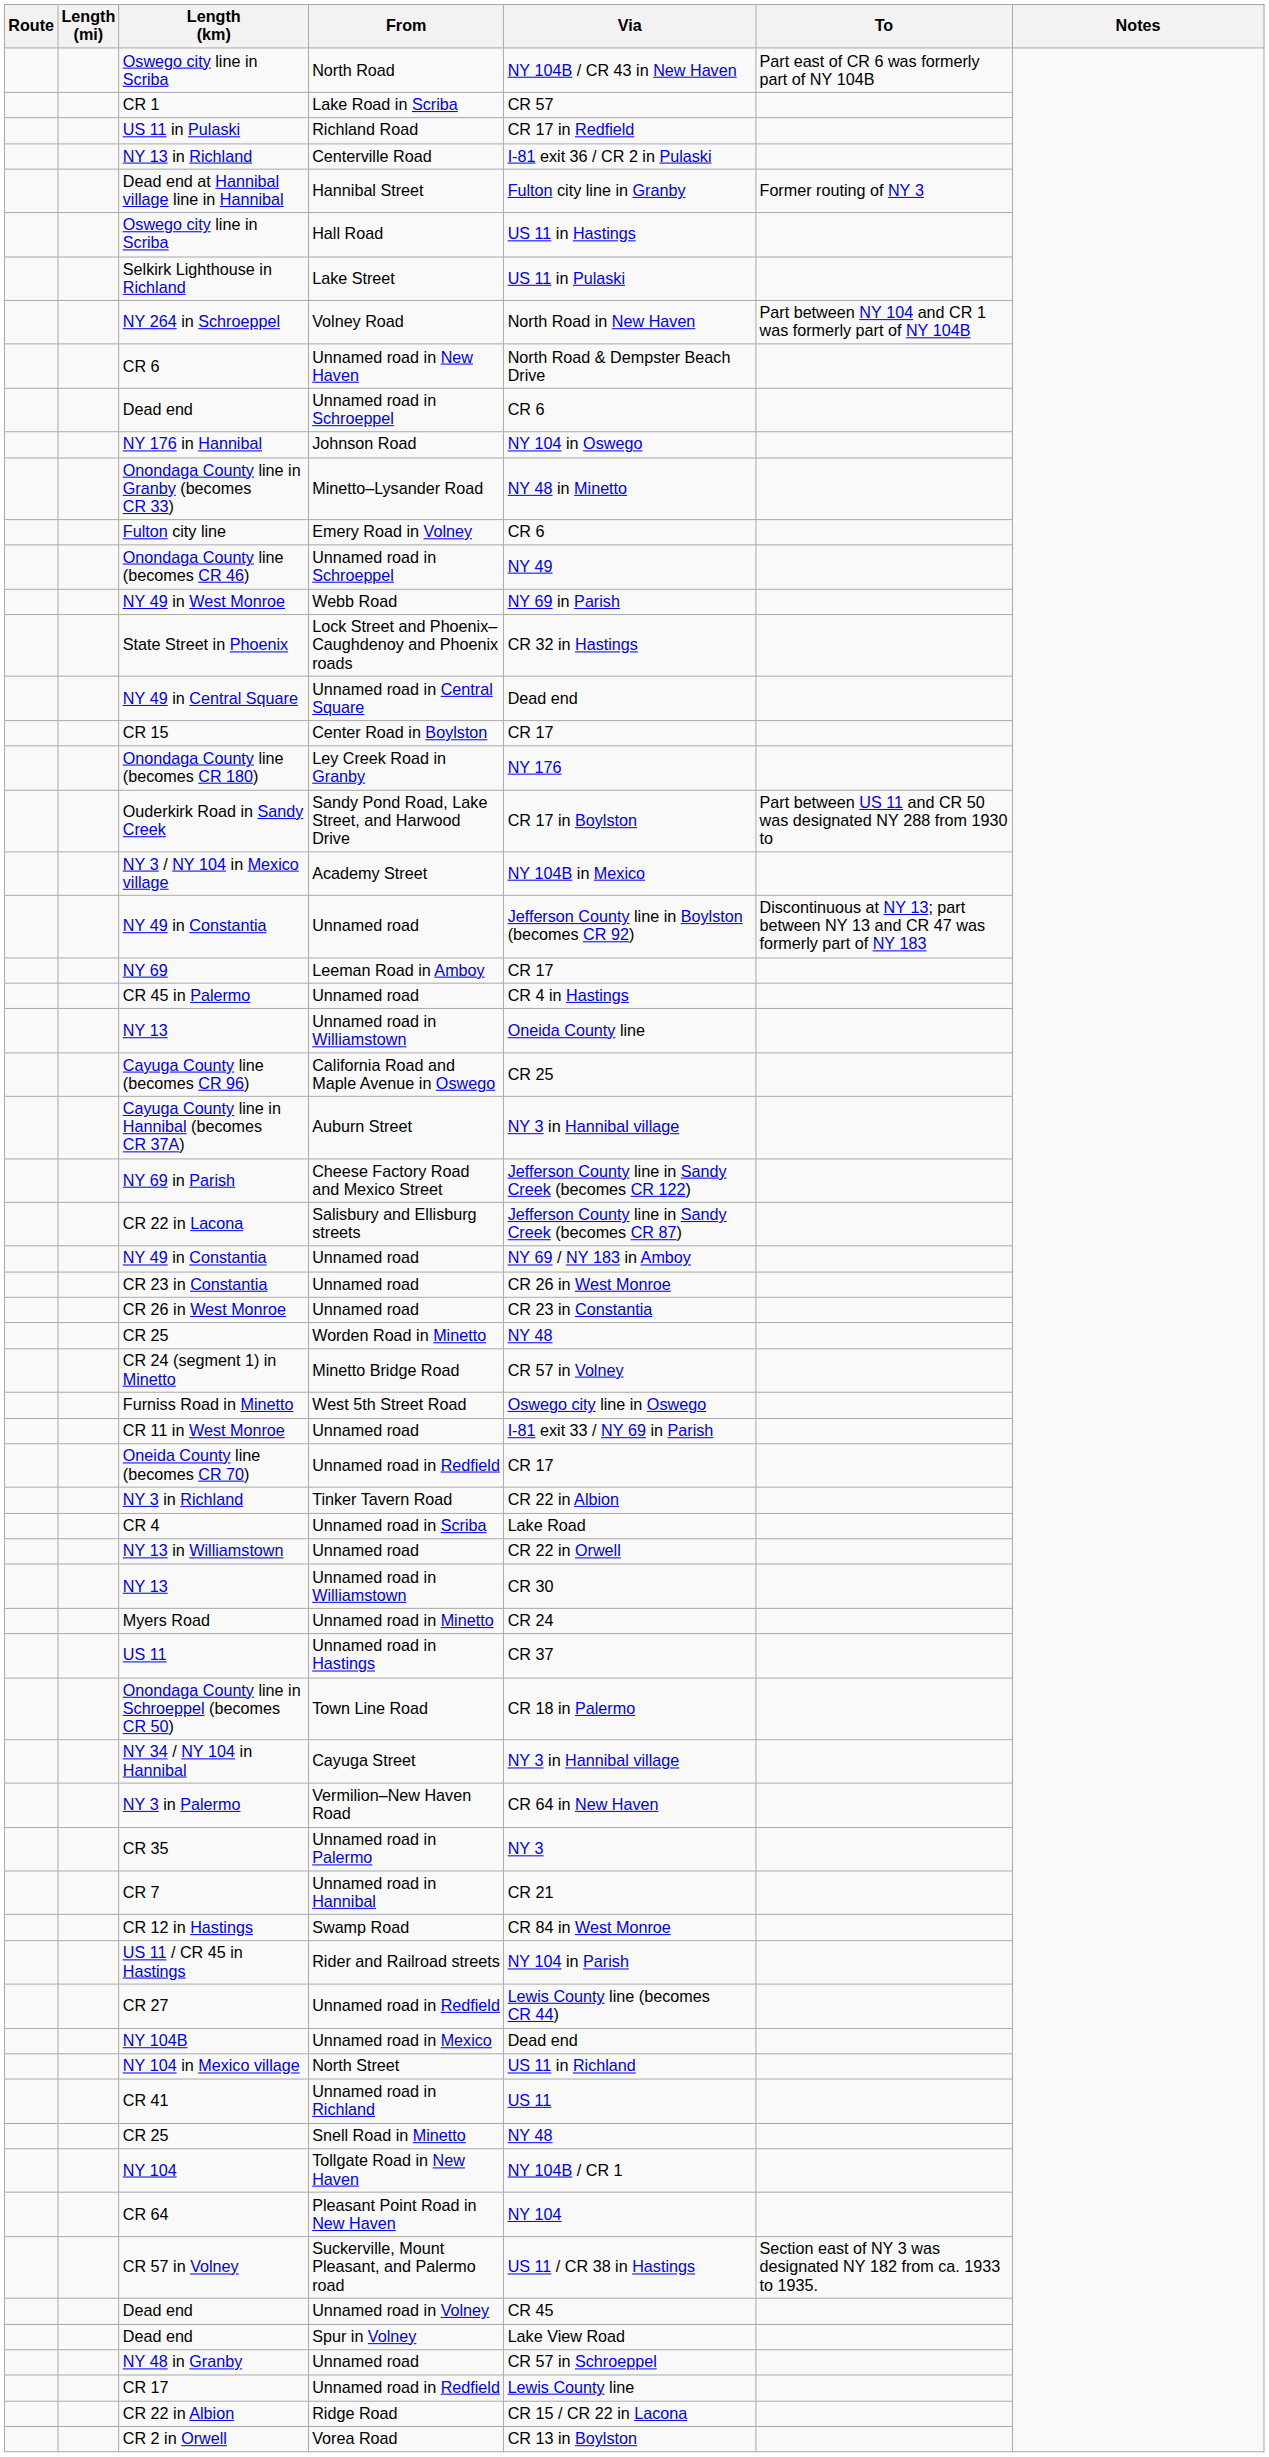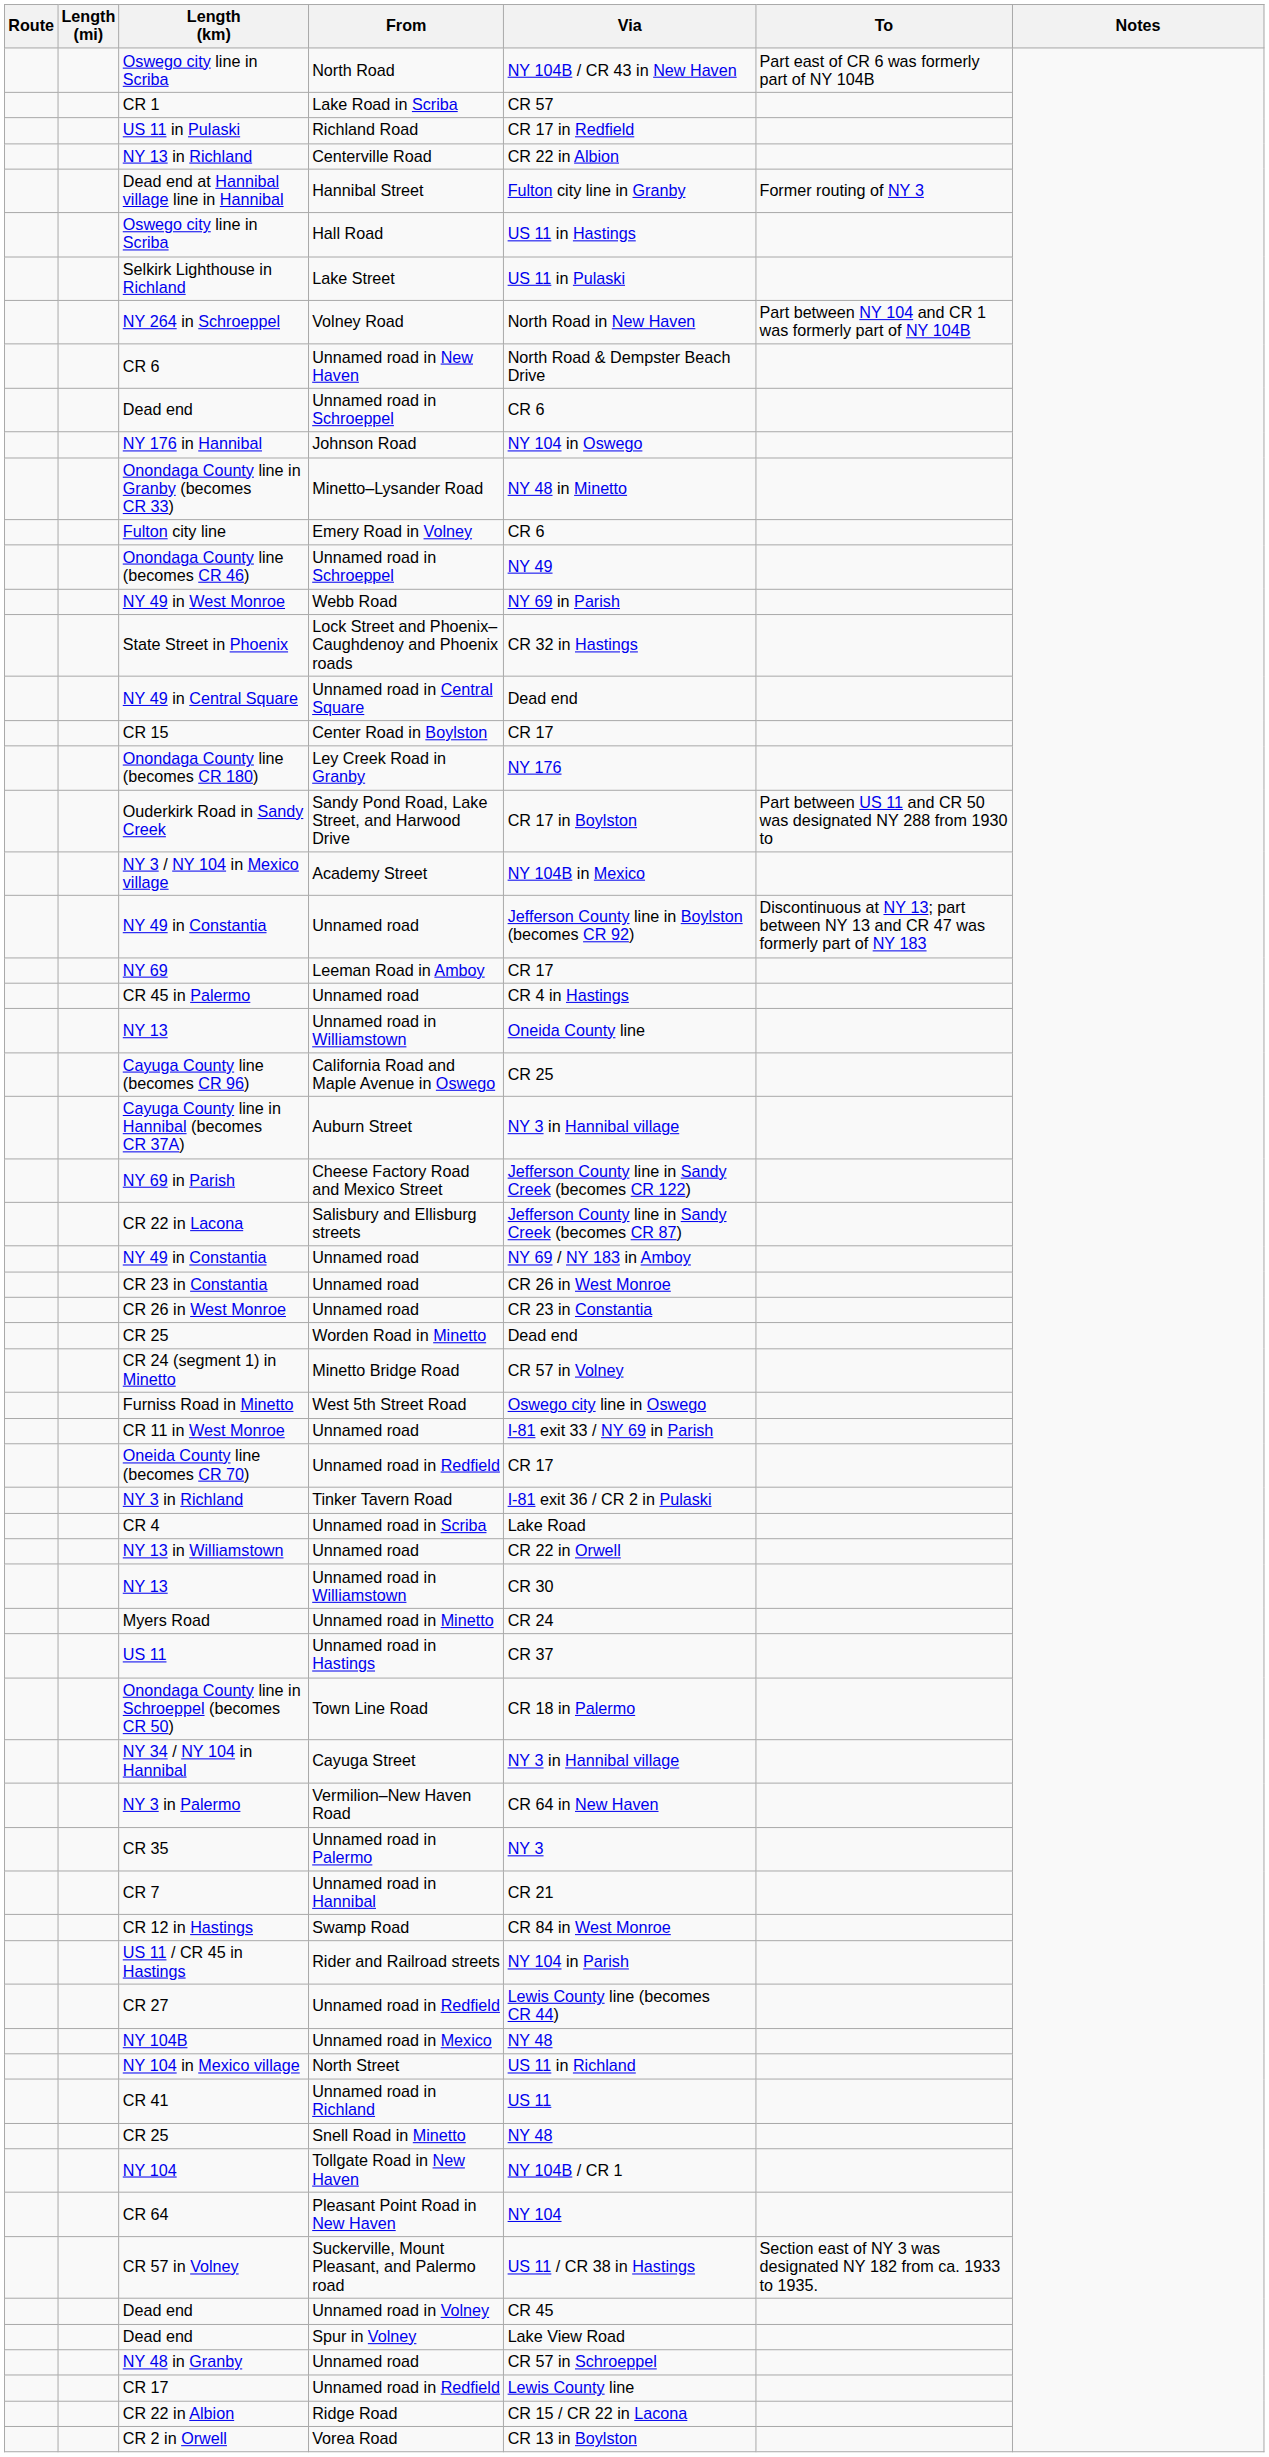(610, 156) I-81 exit 36 / CR 2 in Pulaski -> (563, 156) CR 22 in Albion
(530, 1335) NY 48 -> (543, 1335) Dead end
(563, 1500) CR 22 in Albion -> (610, 1500) I-81 exit 36 / CR 2 in Pulaski
(543, 2040) Dead end -> (530, 2040) NY 48
